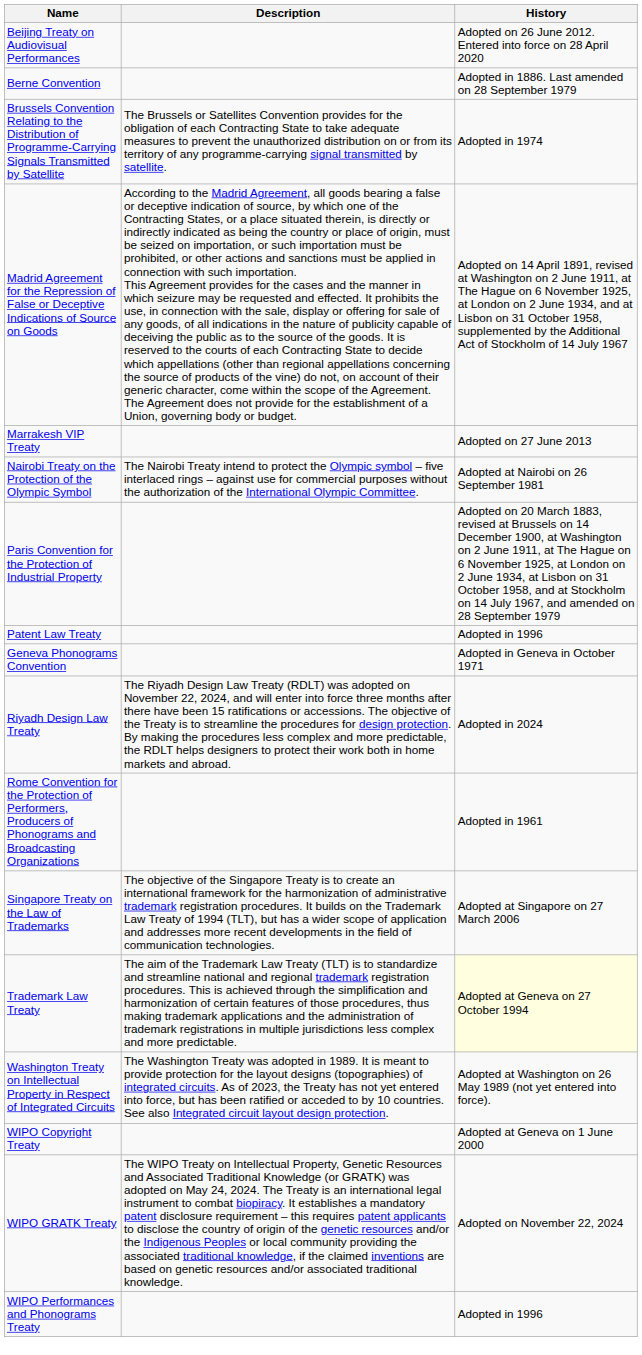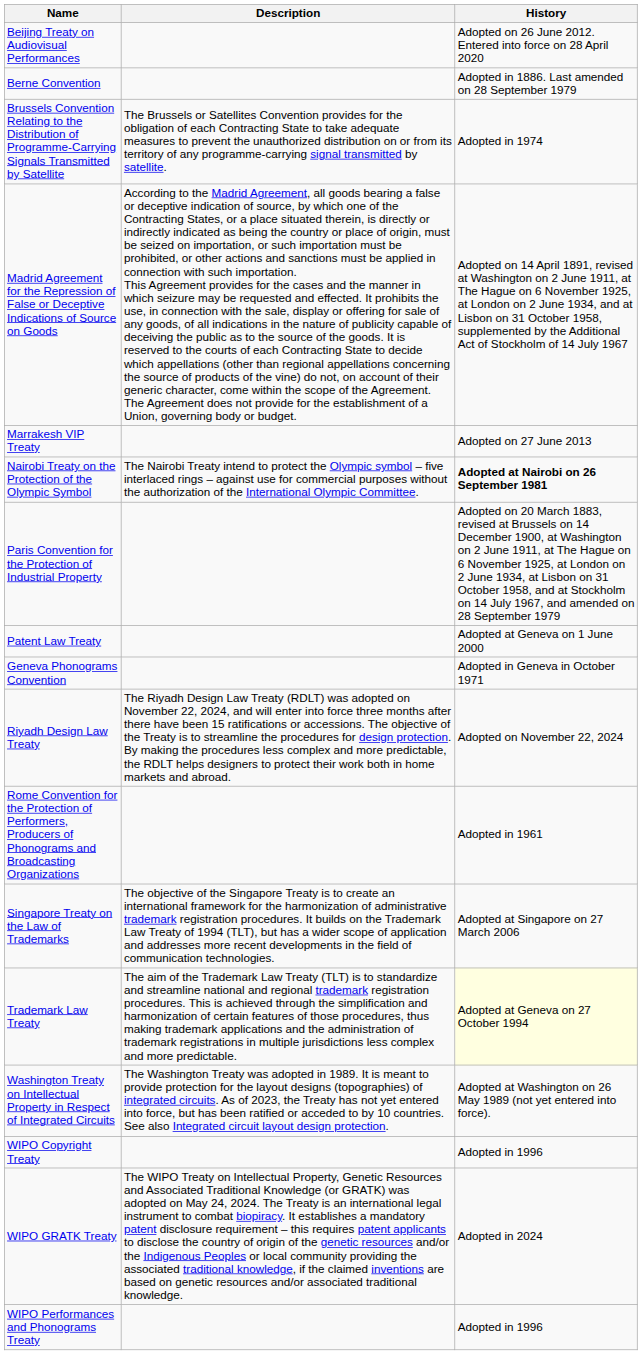(522, 479) normal -> (527, 479) bold
(500, 634) Adopted in 1996 -> (535, 641) Adopted at Geneva on 1 June 2000
(500, 724) Adopted in 2024 -> (541, 737) Adopted on November 22, 2024
(535, 1139) Adopted at Geneva on 1 June 2000 -> (500, 1152) Adopted in 1996
(541, 1223) Adopted on November 22, 2024 -> (500, 1236) Adopted in 2024
